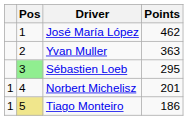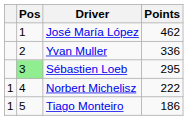(170, 51) 363 -> (170, 51) 336
(170, 88) 201 -> (170, 88) 222
(22, 106) khaki background -> (22, 106) no background
